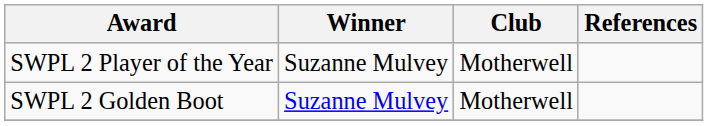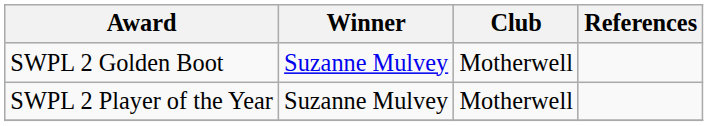rows swapped: (117, 100) <-> (142, 62)
